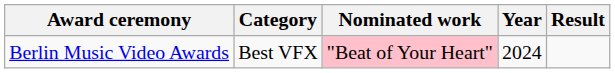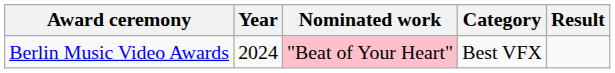columns swapped: (522, 20) <-> (278, 20)
